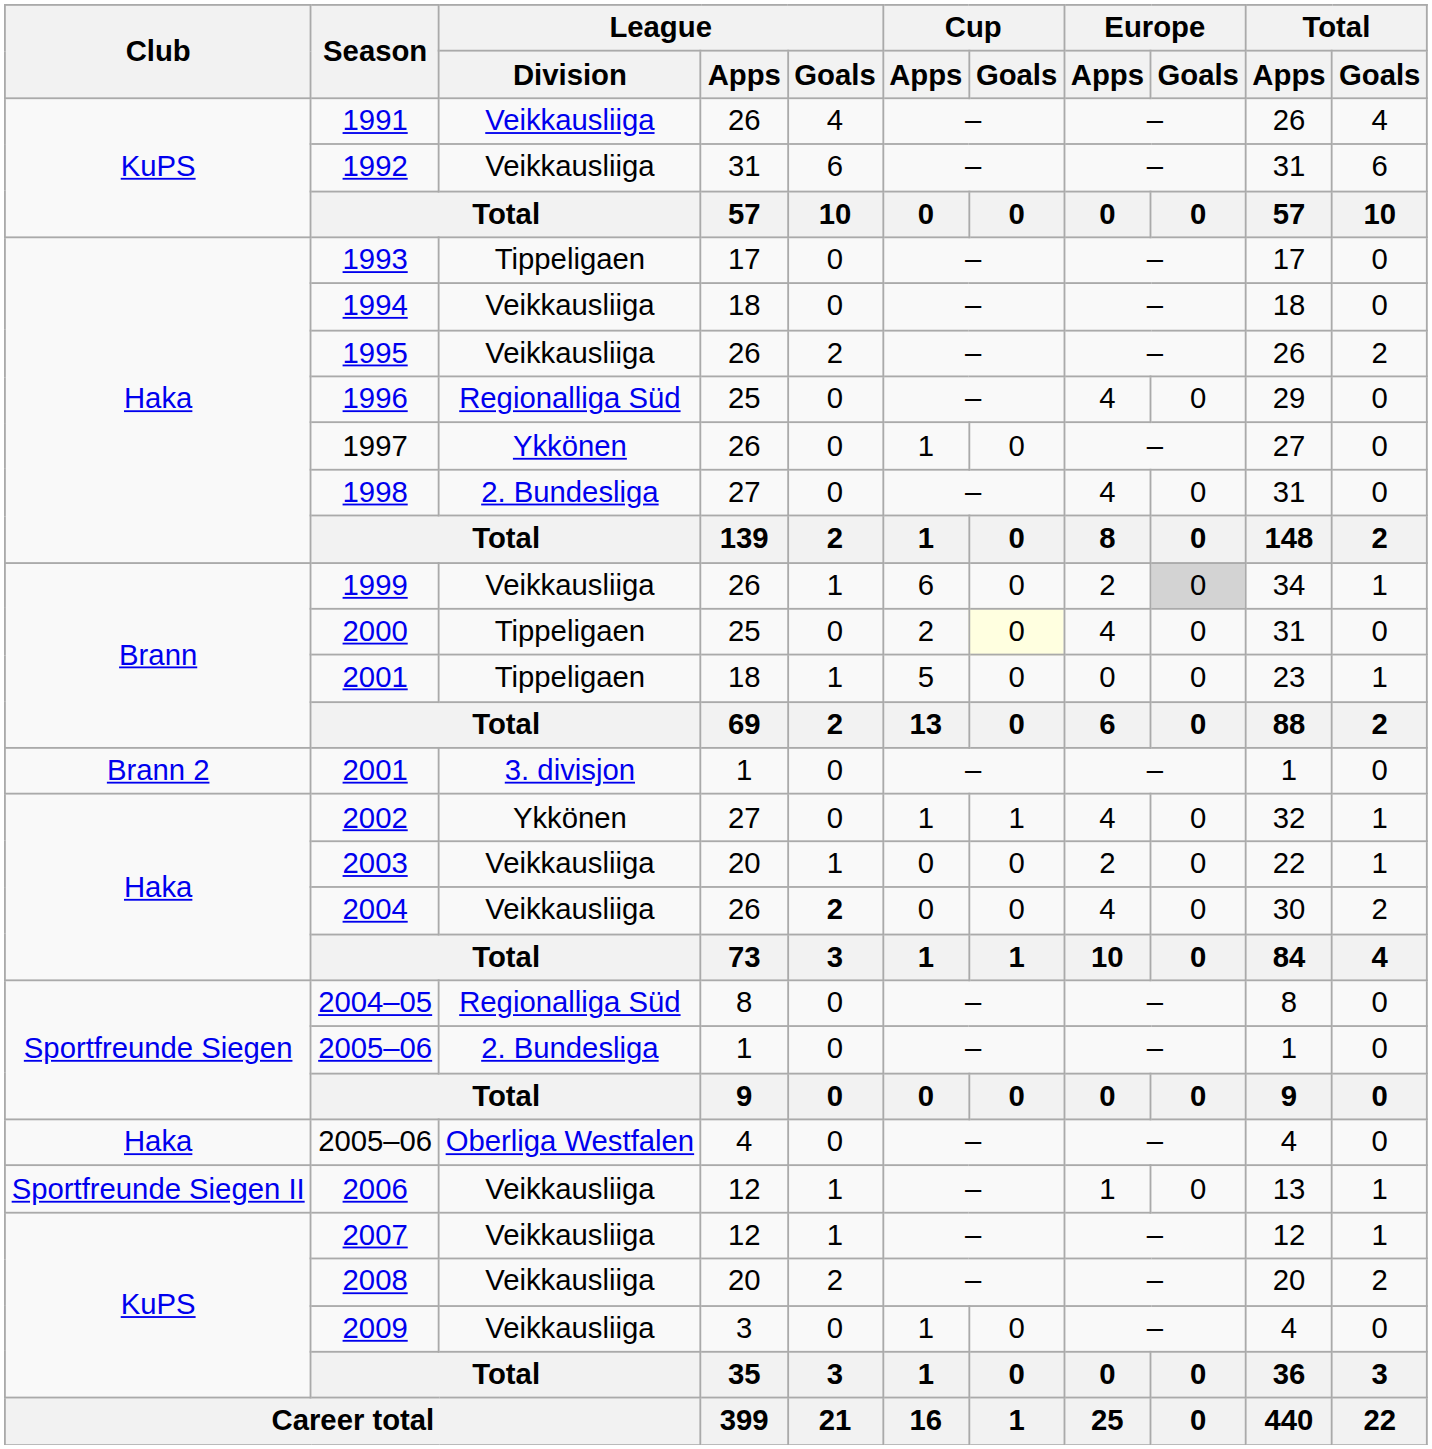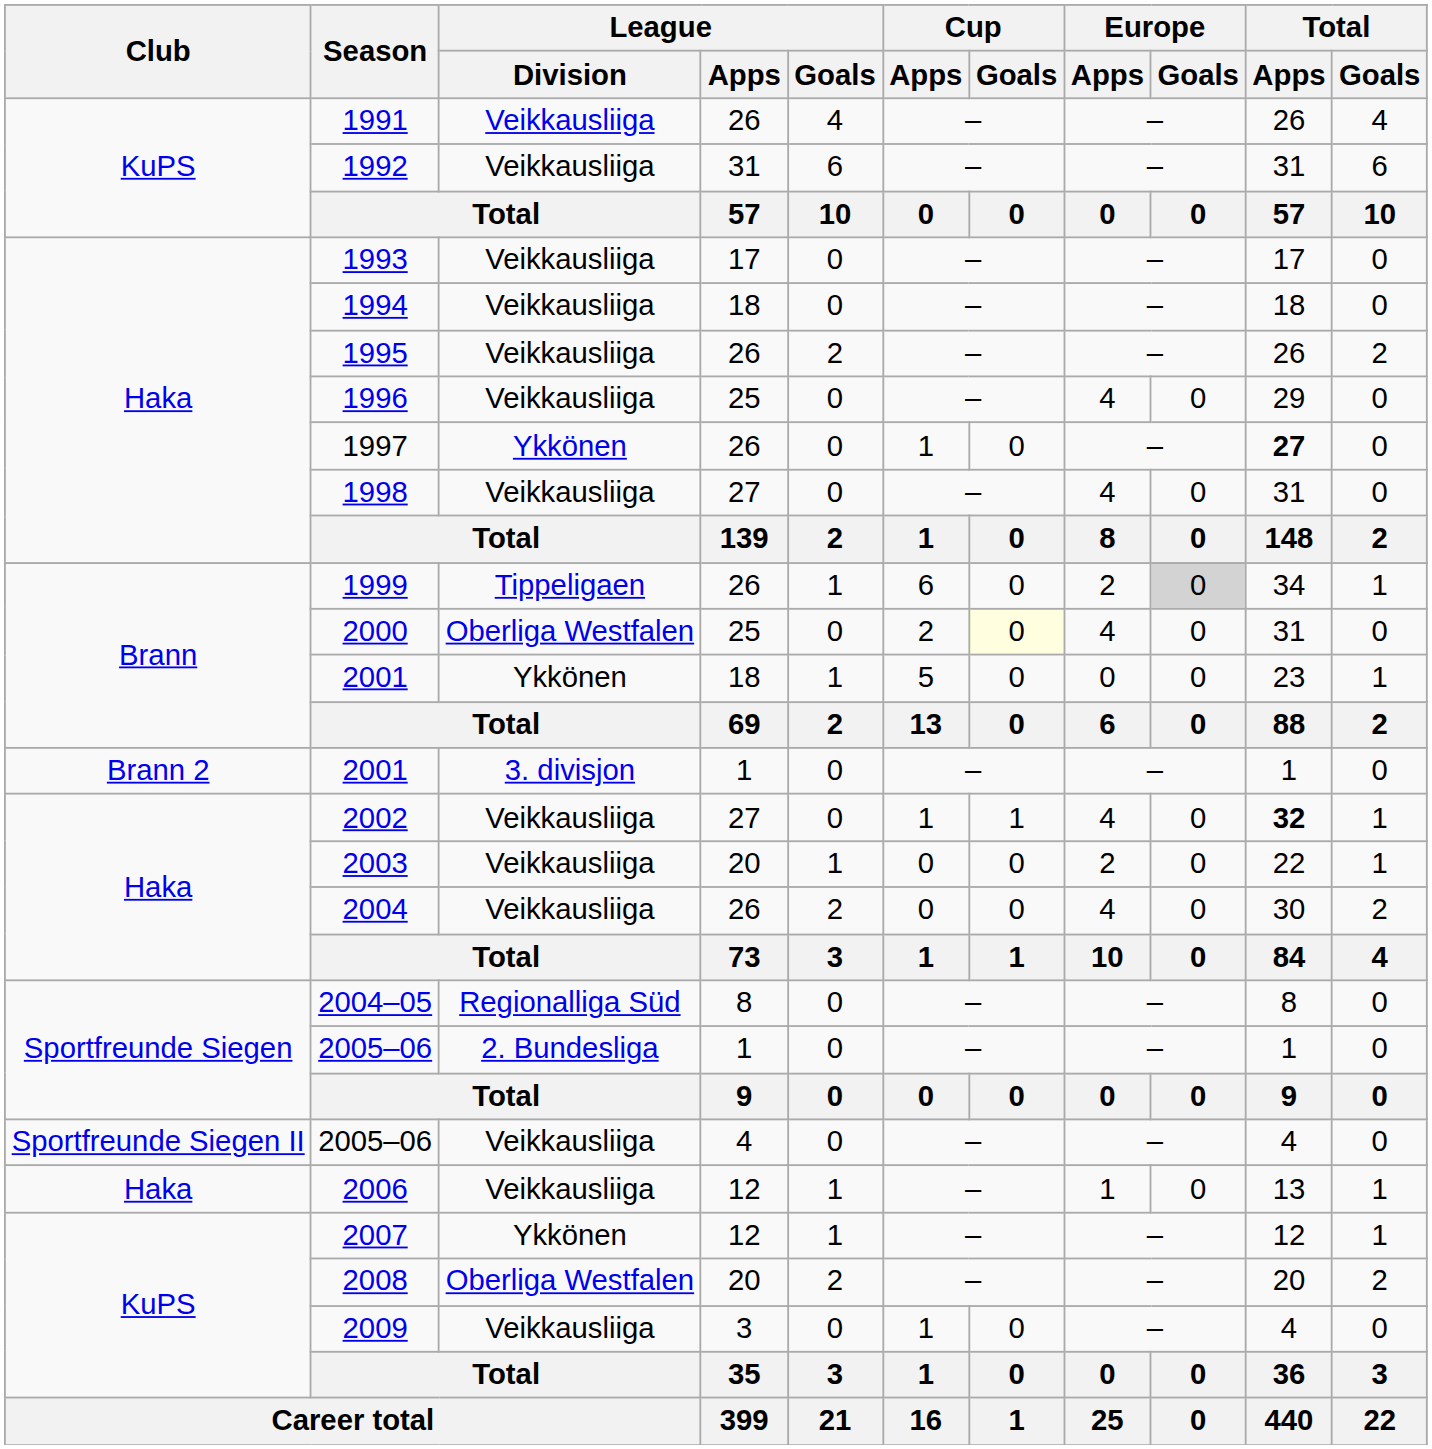(570, 259) Tippeligaen -> (570, 259) Veikkausliiga
(570, 399) Regionalliga Süd -> (570, 399) Veikkausliiga
(1289, 445) normal -> (1289, 445) bold
(570, 492) 2. Bundesliga -> (570, 492) Veikkausliiga
(570, 584) Veikkausliiga -> (570, 584) Tippeligaen
(570, 631) Tippeligaen -> (570, 631) Oberliga Westfalen
(570, 677) Tippeligaen -> (570, 677) Ykkönen
(570, 817) Ykkönen -> (570, 817) Veikkausliiga
(1289, 817) normal -> (1289, 817) bold
(835, 910) bold -> (835, 910) normal
(158, 1142) Haka -> (158, 1142) Sportfreunde Siegen II
(570, 1142) Oberliga Westfalen -> (570, 1142) Veikkausliiga
(158, 1188) Sportfreunde Siegen II -> (158, 1188) Haka
(570, 1235) Veikkausliiga -> (570, 1235) Ykkönen
(570, 1281) Veikkausliiga -> (570, 1281) Oberliga Westfalen
